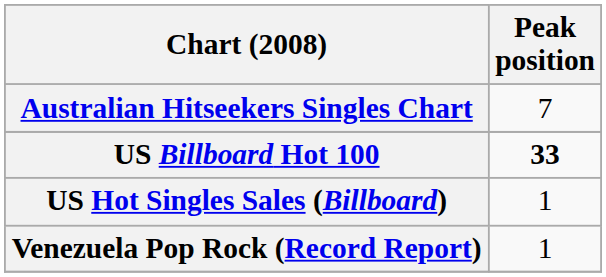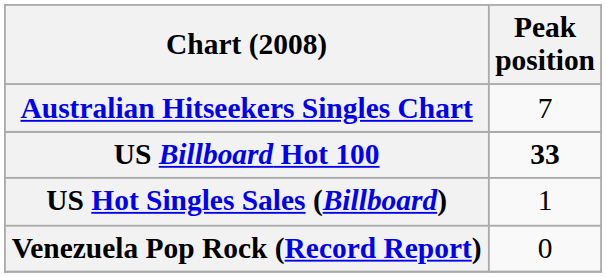(545, 247) 1 -> (545, 247) 0
